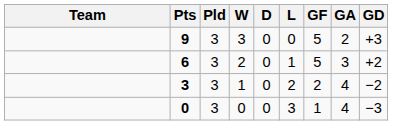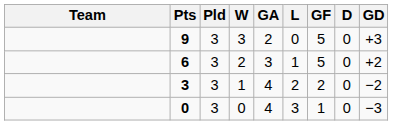columns swapped: (267, 16) <-> (345, 16)
